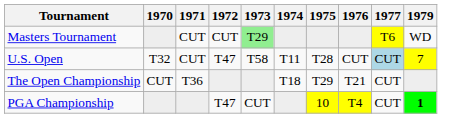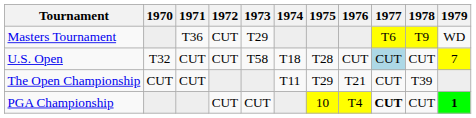+ column: (422, 15)
(192, 37) CUT -> (192, 37) T36
(257, 37) lightgreen background -> (257, 37) no background
(225, 59) T47 -> (225, 59) CUT
(290, 59) T11 -> (290, 59) T18
(192, 81) T36 -> (192, 81) CUT
(290, 81) T18 -> (290, 81) T11
(225, 102) T47 -> (225, 102) CUT
(388, 102) normal -> (388, 102) bold
